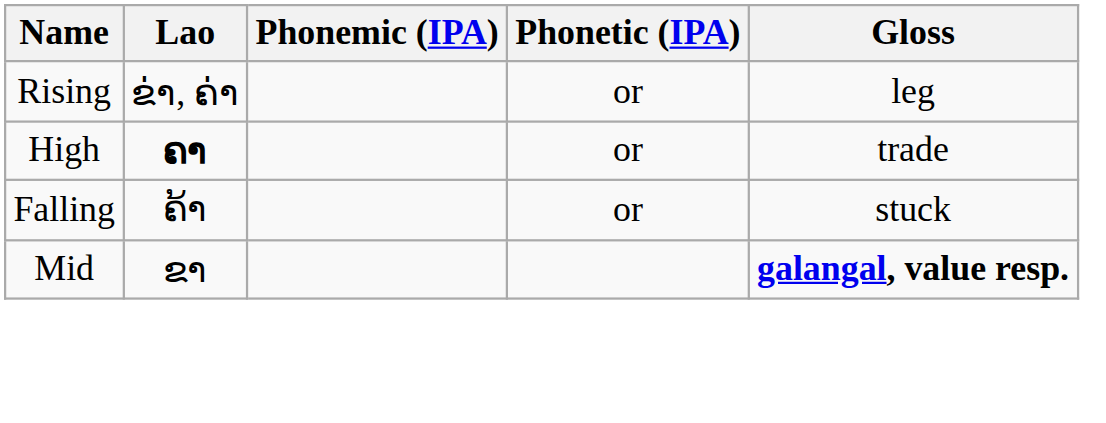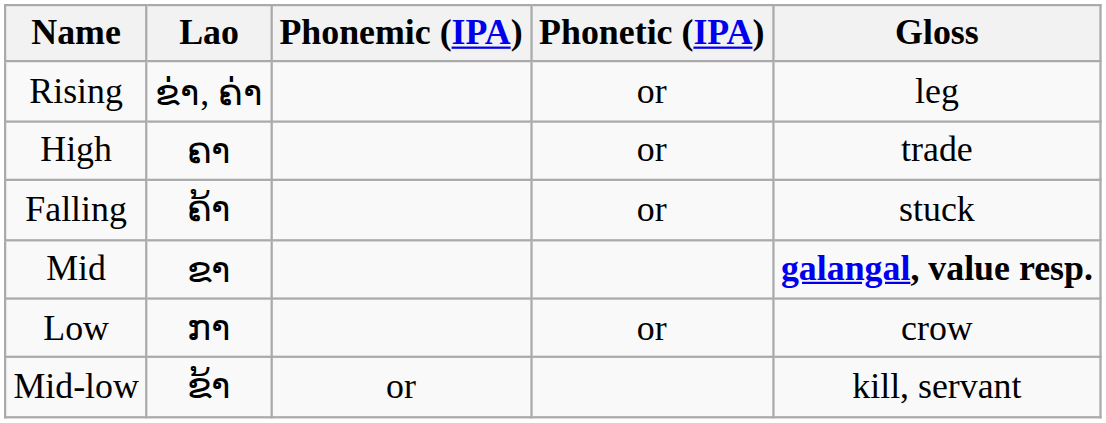(185, 151) bold -> (209, 151) normal
+ row: (76, 327)
+ row: (76, 386)
